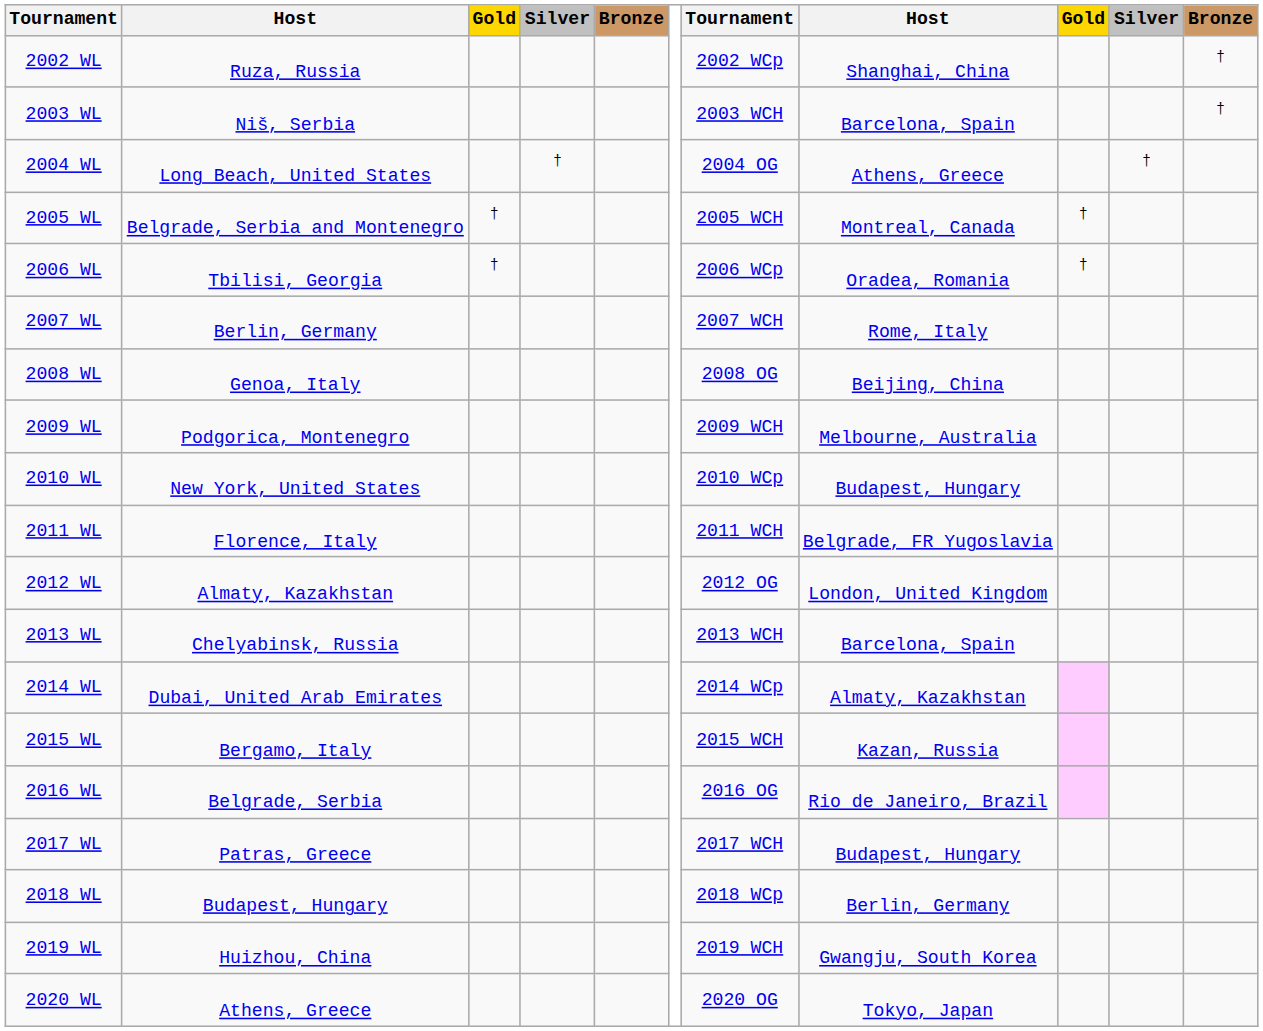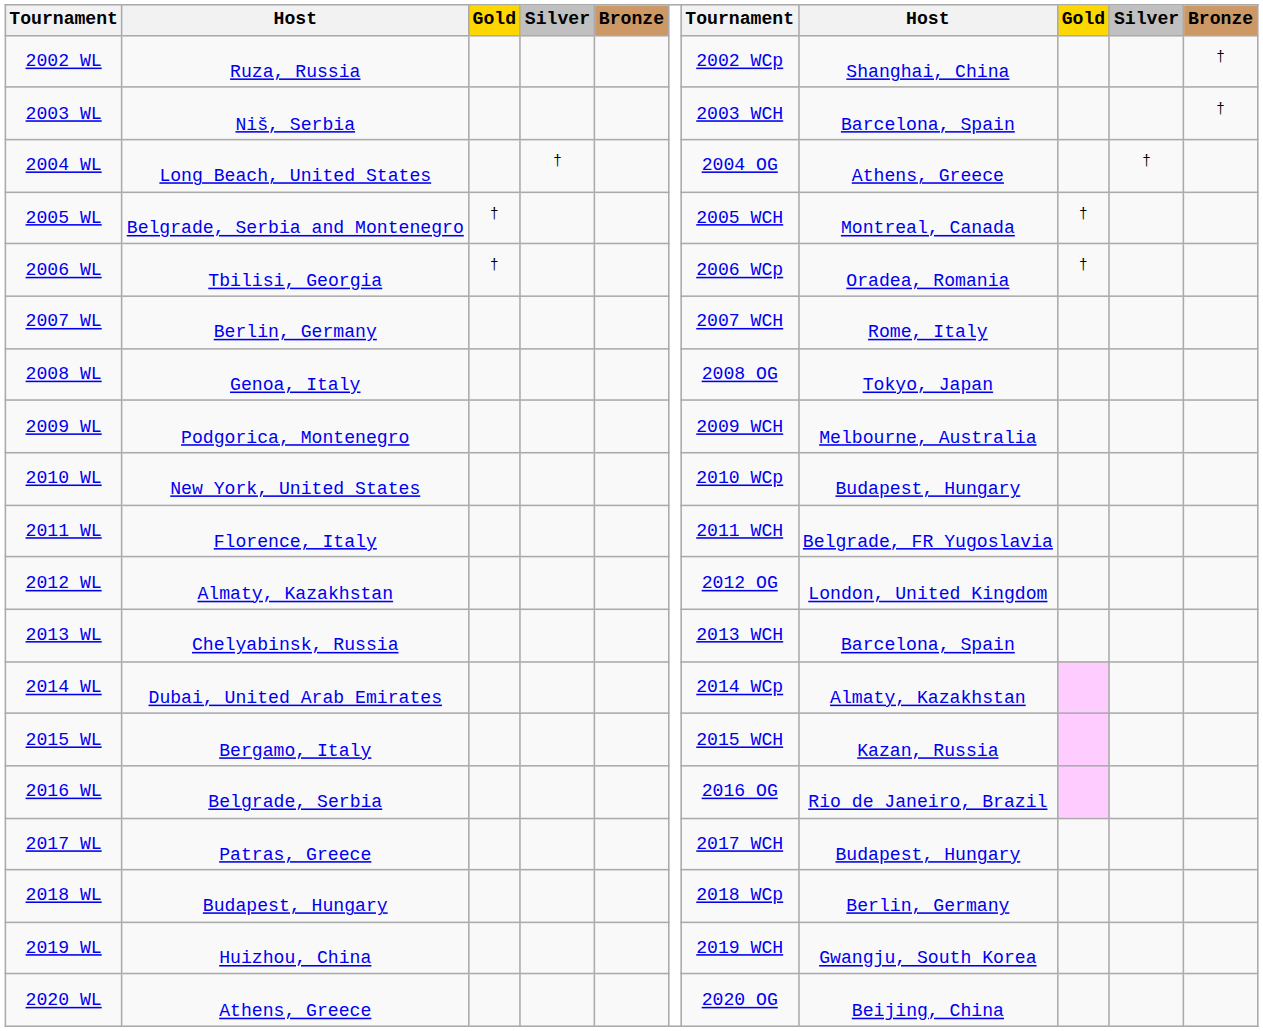(928, 385) Beijing, China -> (928, 385) Tokyo, Japan
(928, 1011) Tokyo, Japan -> (928, 1011) Beijing, China
